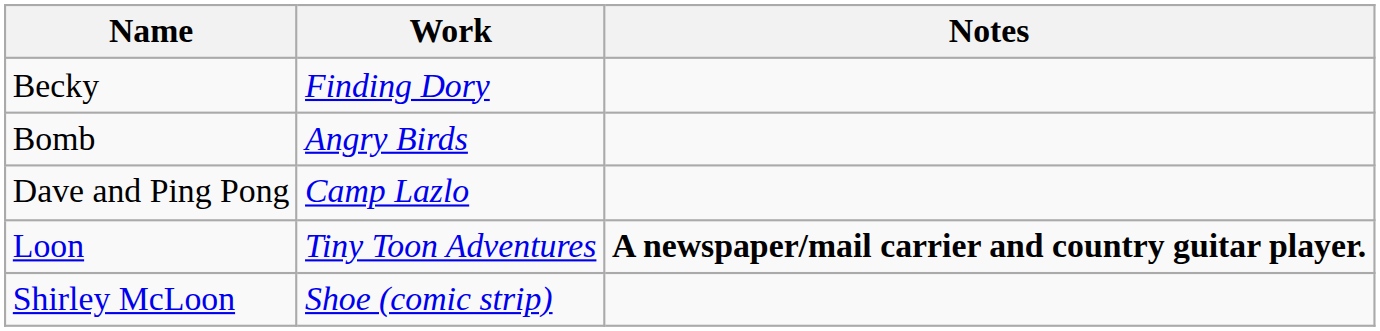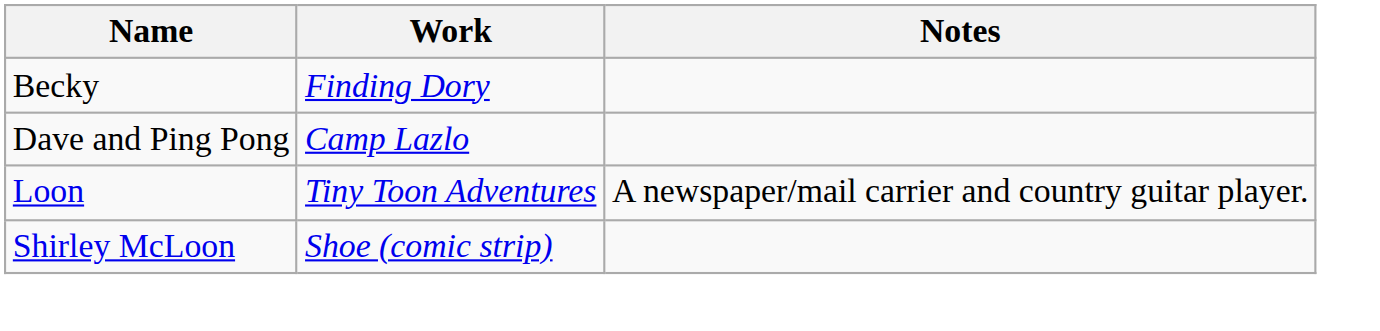- row: (54, 138)
(989, 245) bold -> (960, 191) normal
